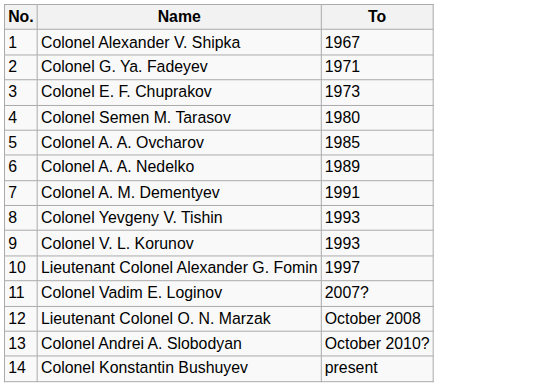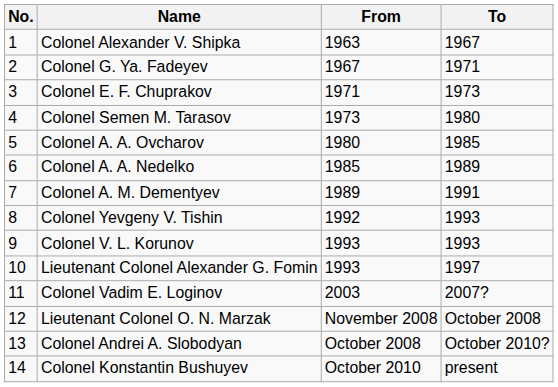+ column: (381, 17)
